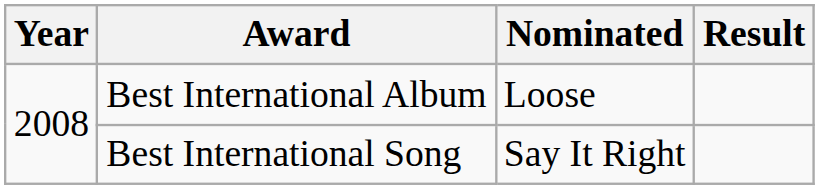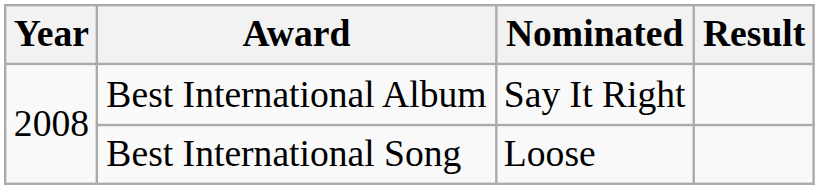(550, 93) Loose -> (595, 93) Say It Right
(595, 153) Say It Right -> (550, 153) Loose
